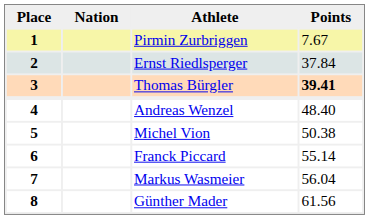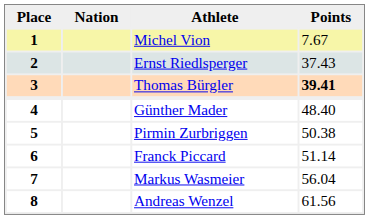(191, 40) Pirmin Zurbriggen -> (172, 40) Michel Vion
(319, 62) 37.84 -> (319, 62) 37.43
(184, 110) Andreas Wenzel -> (181, 110) Günther Mader
(172, 133) Michel Vion -> (191, 133) Pirmin Zurbriggen
(319, 156) 55.14 -> (319, 156) 51.14
(181, 201) Günther Mader -> (184, 201) Andreas Wenzel
